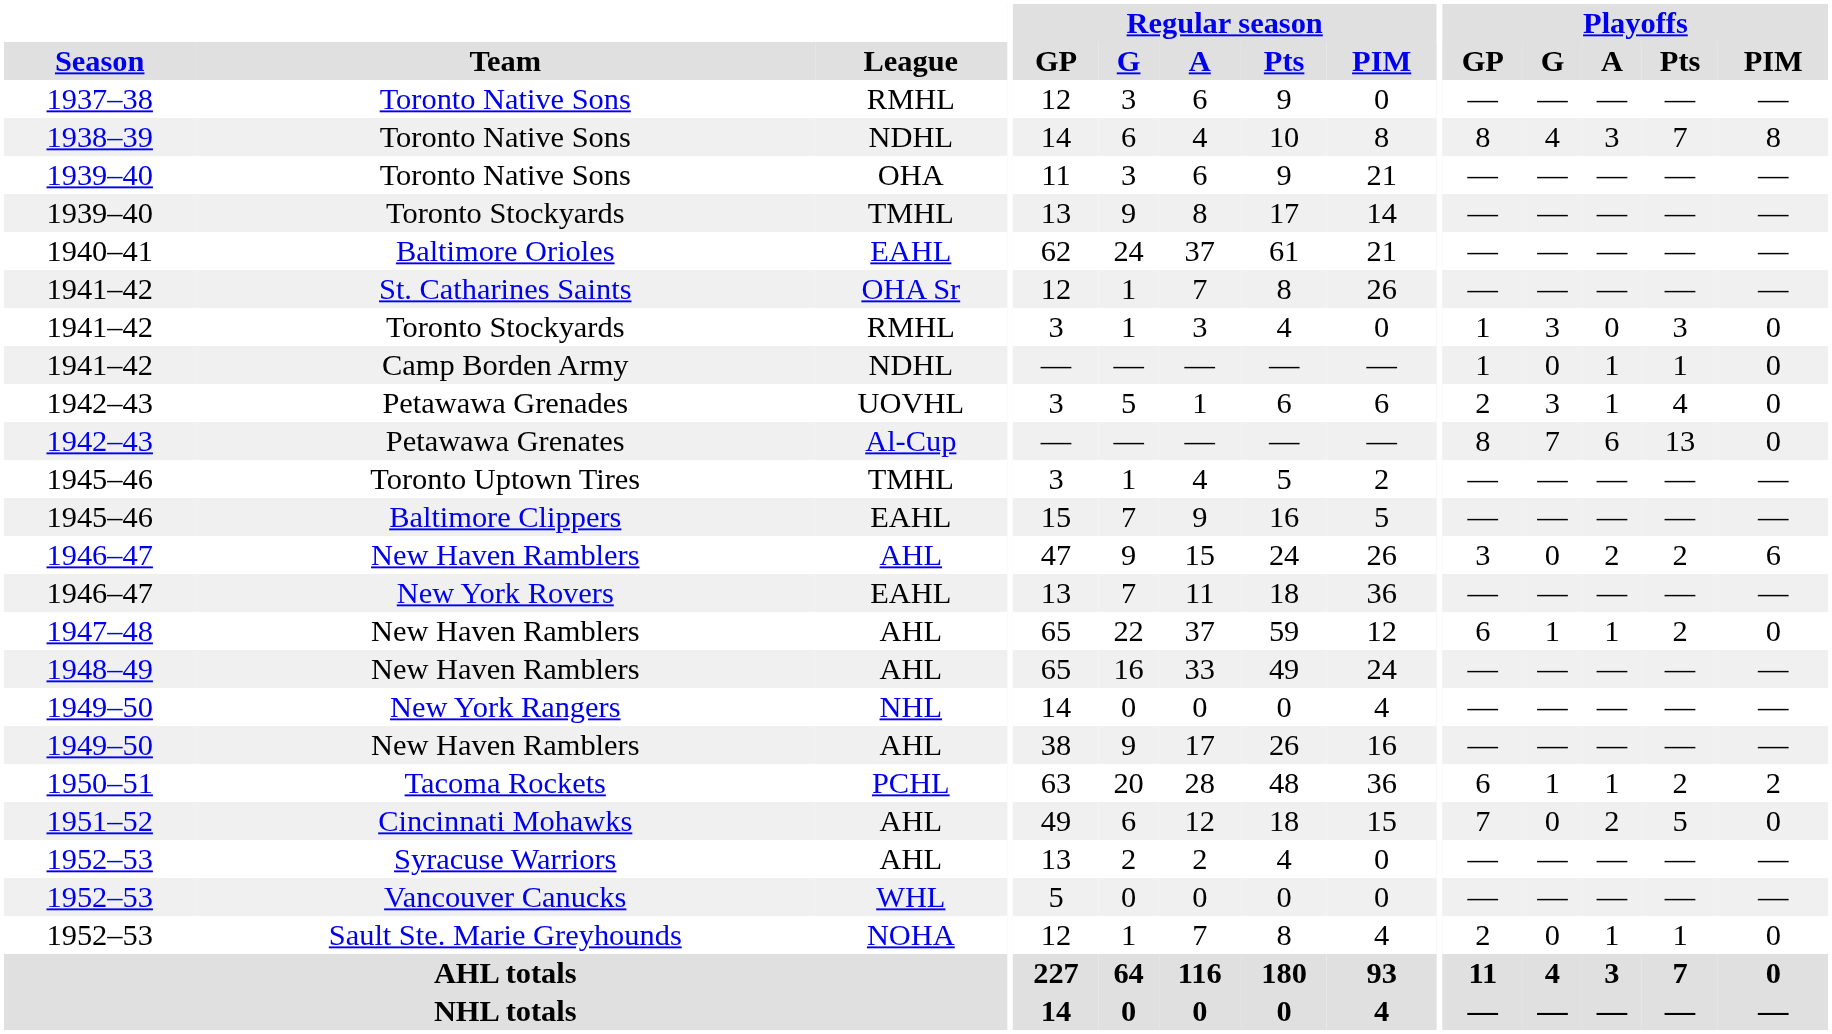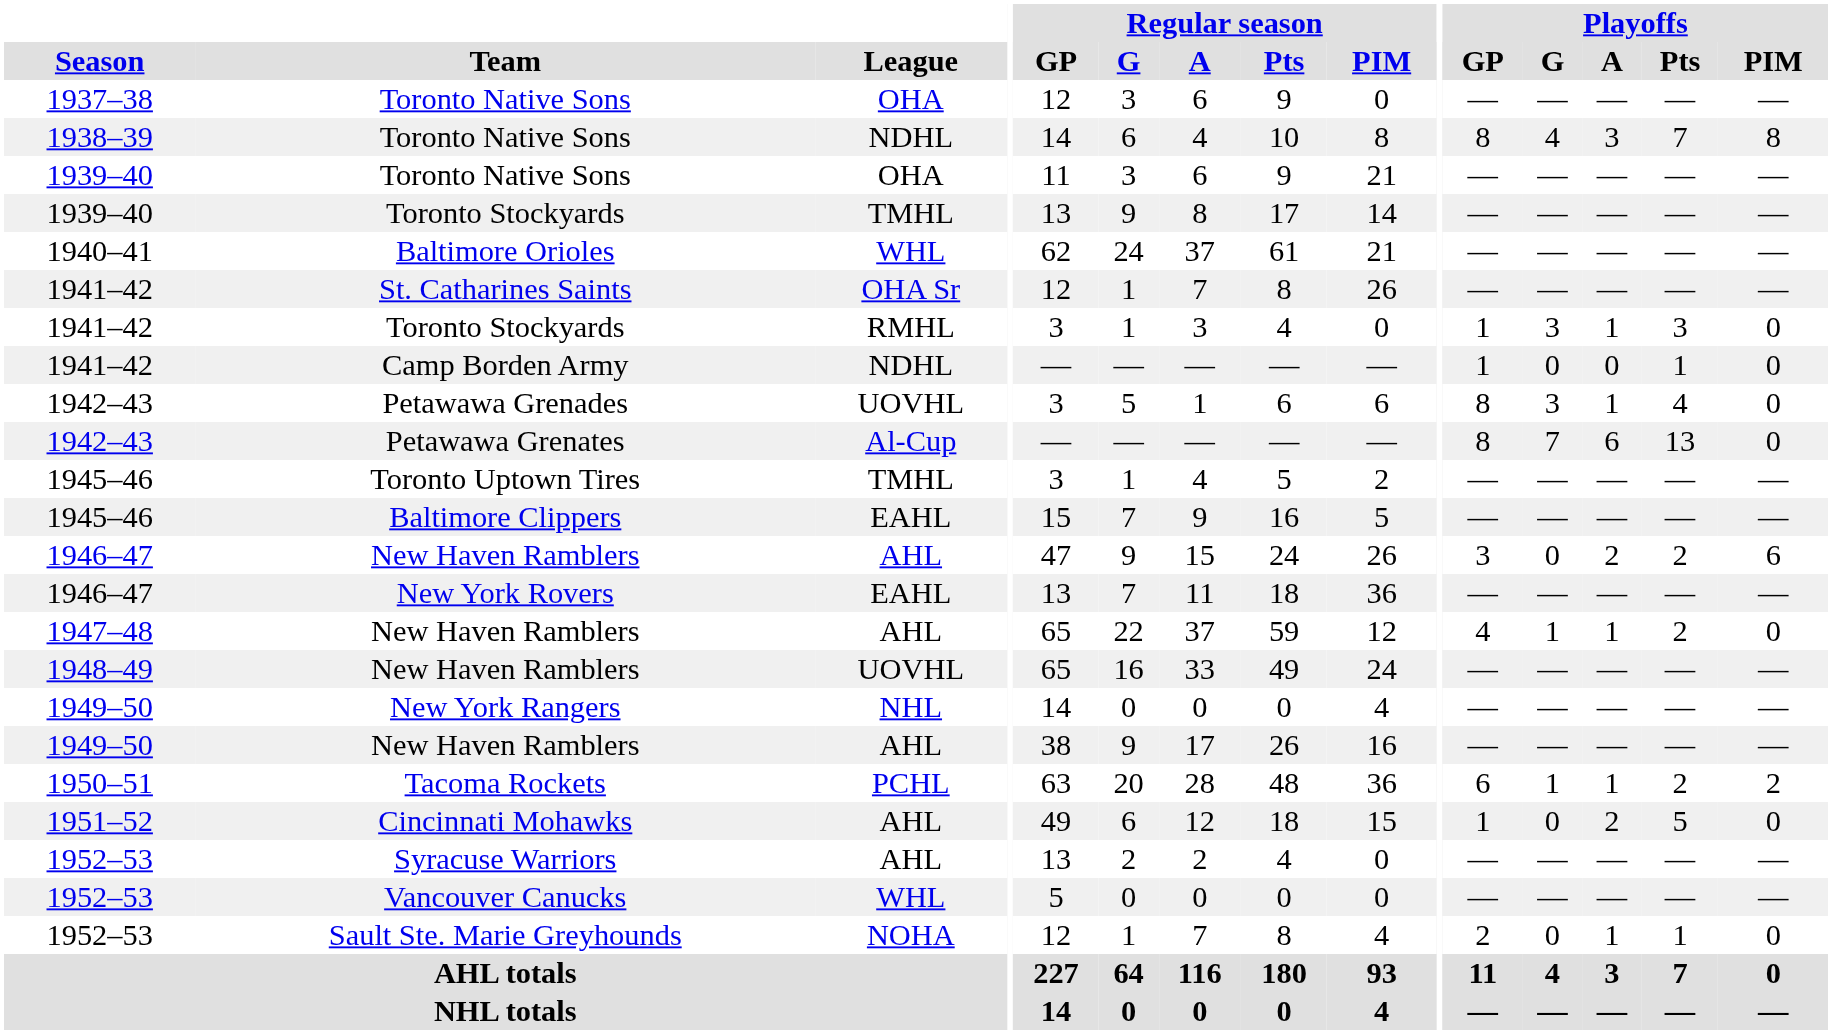(911, 98) RMHL -> (911, 98) OHA
(911, 250) EAHL -> (911, 250) WHL
(1612, 326) 0 -> (1612, 326) 1
(1612, 364) 1 -> (1612, 364) 0
(1483, 402) 2 -> (1483, 402) 8
(1483, 630) 6 -> (1483, 630) 4
(911, 668) AHL -> (911, 668) UOVHL
(1483, 820) 7 -> (1483, 820) 1
